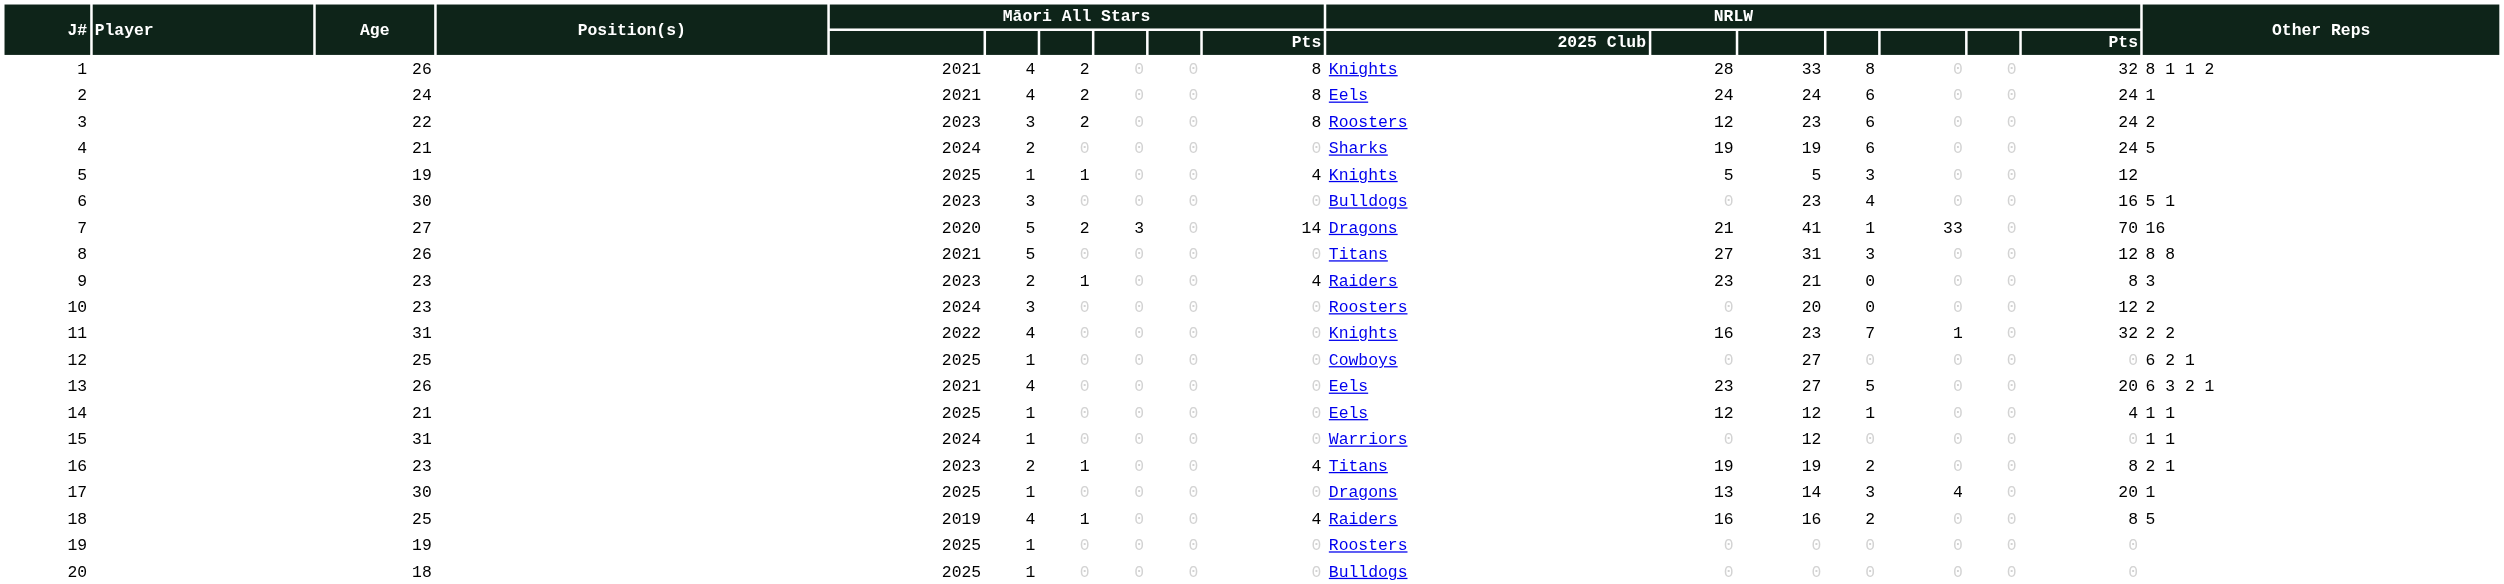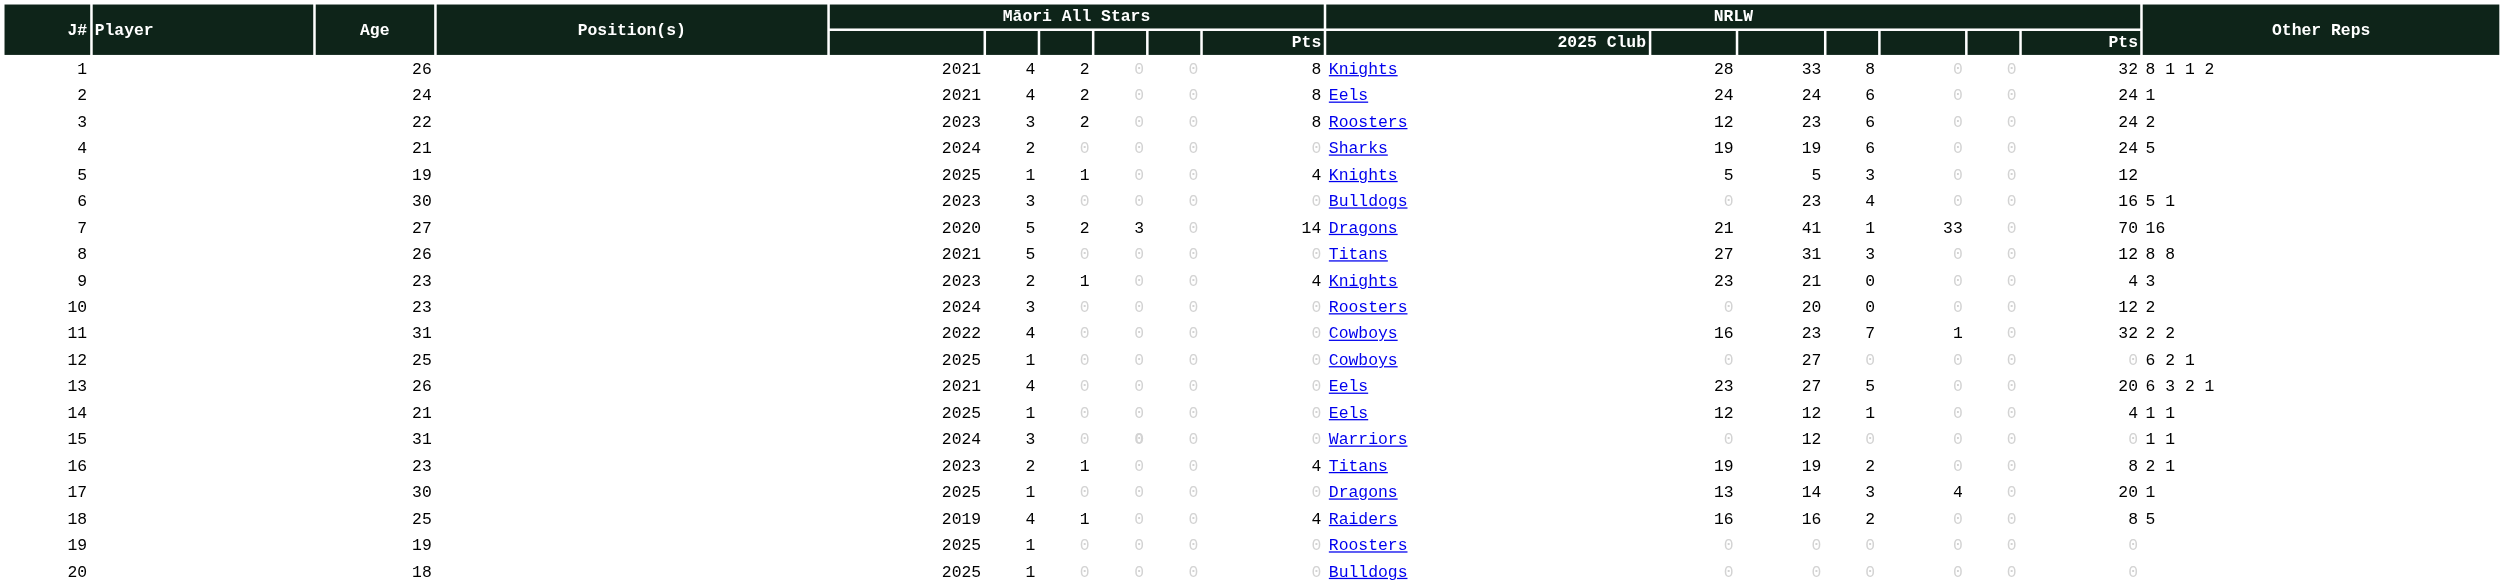(1363, 281) Raiders -> (1363, 281) Knights
(2133, 281) 8 -> (2133, 281) 4
(1363, 334) Knights -> (1363, 334) Cowboys
(1031, 440) 1 -> (1031, 440) 3
(1139, 440) normal -> (1139, 440) bold
